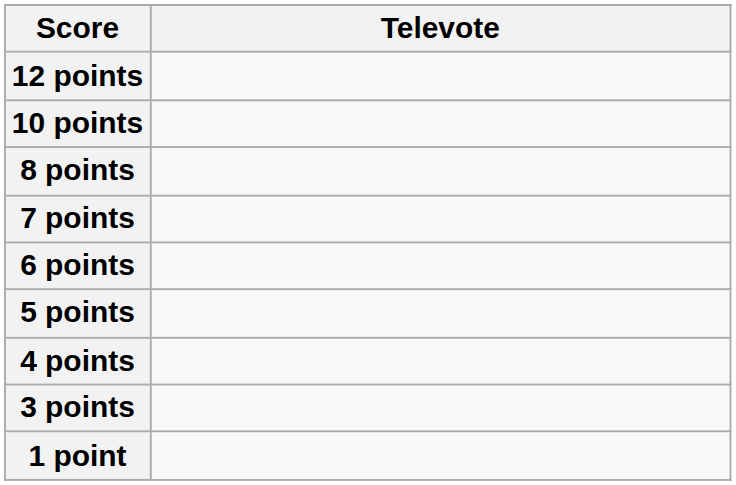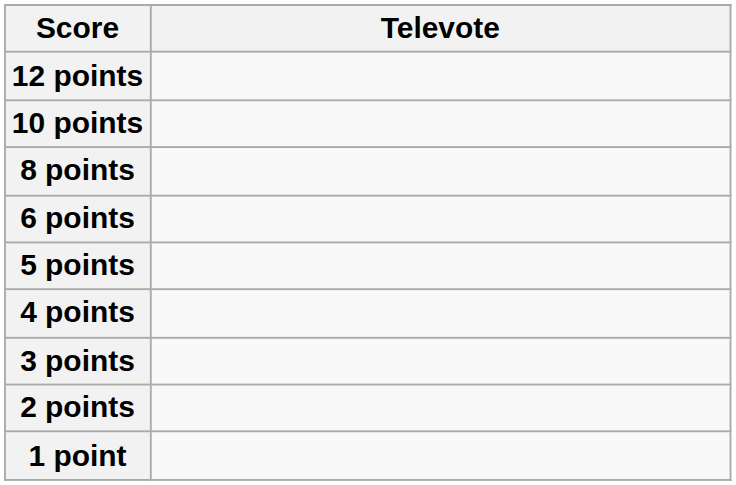- row: (77, 218)
+ row: (77, 407)
